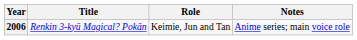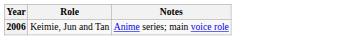- column: (88, 12)
